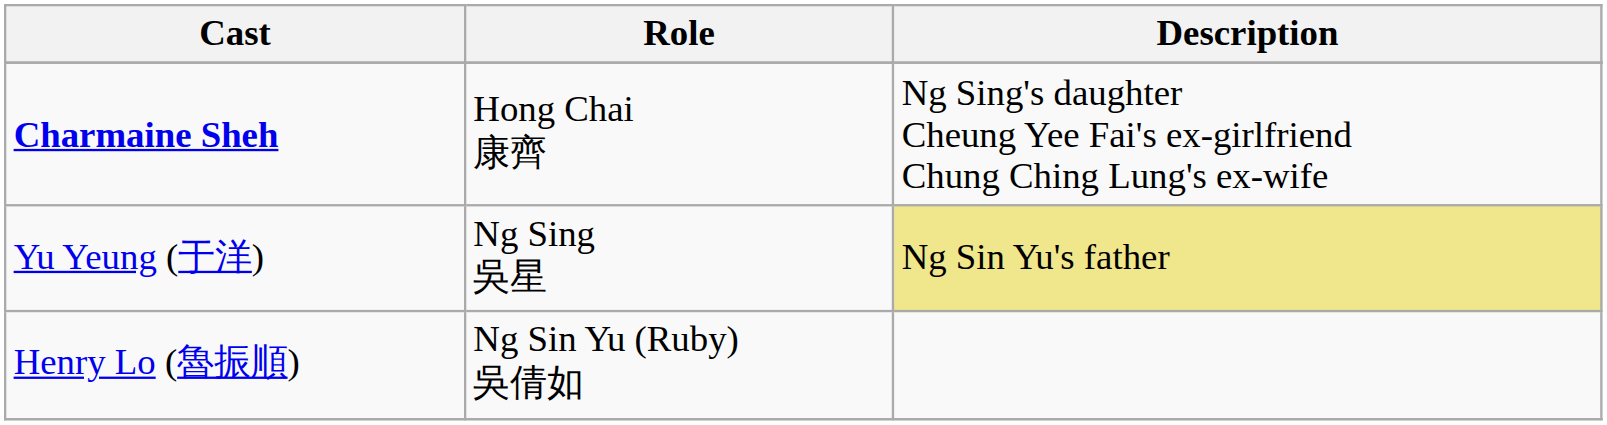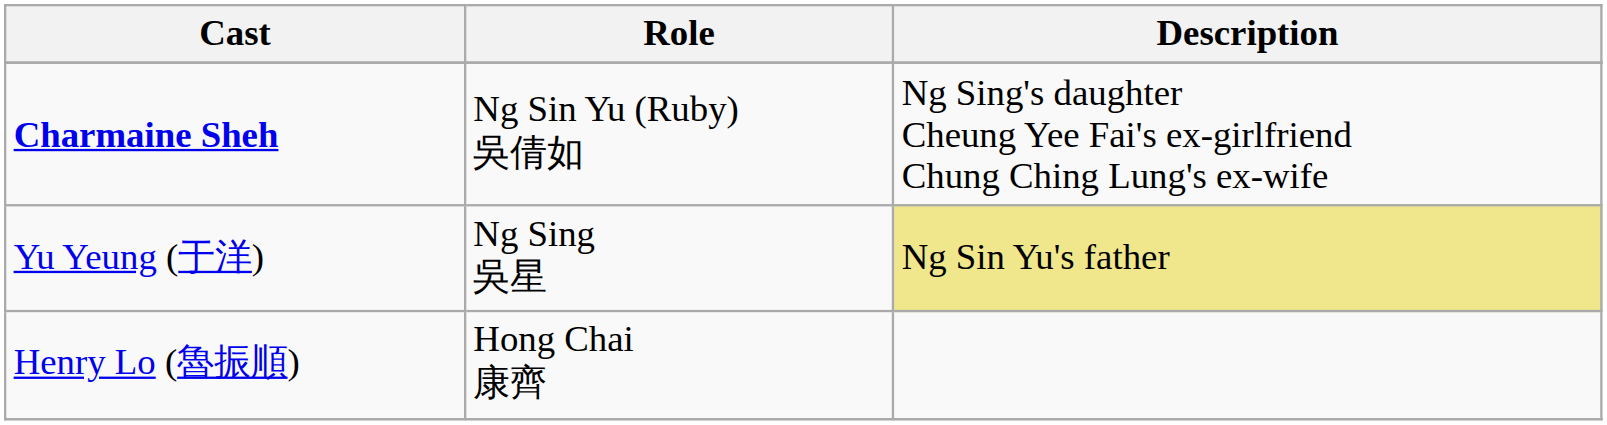(554, 131) Hong Chai 康齊 -> (606, 131) Ng Sin Yu (Ruby) 吳倩如
(606, 361) Ng Sin Yu (Ruby) 吳倩如 -> (554, 361) Hong Chai 康齊
